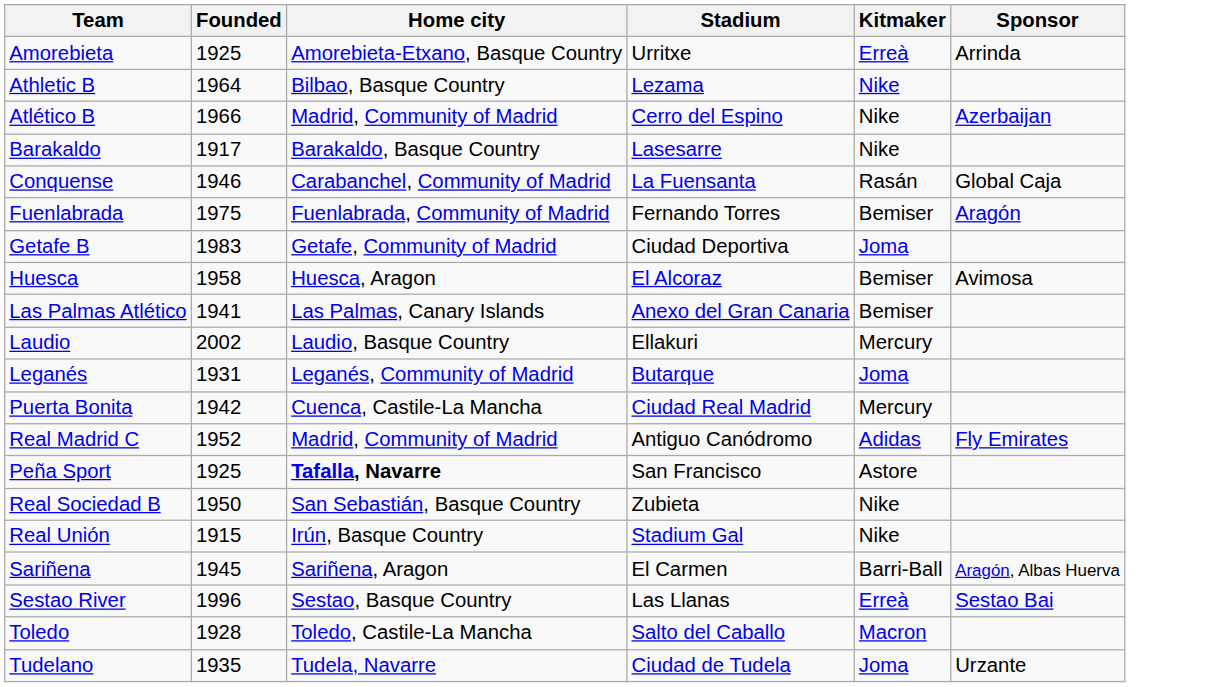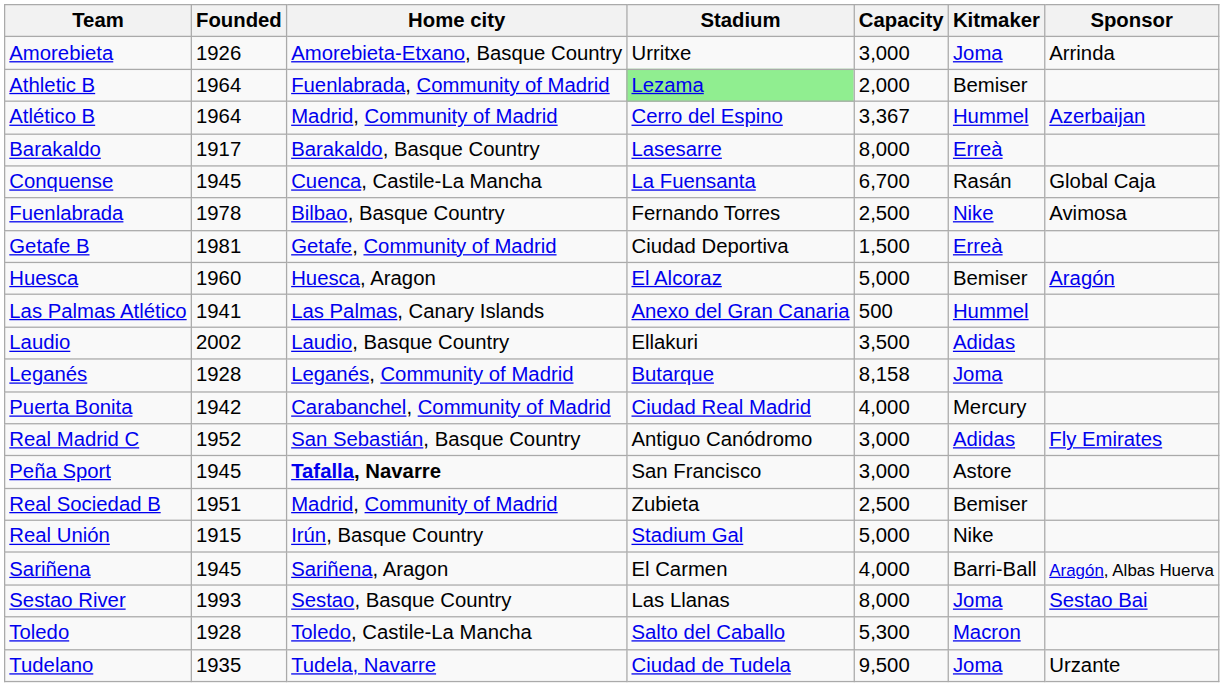+ column: (901, 20)
(219, 52) 1925 -> (219, 52) 1926
(884, 52) Erreà -> (978, 52) Joma
(398, 85) Bilbao, Basque Country -> (450, 85) Fuenlabrada, Community of Madrid
(668, 85) no background -> (668, 85) lightgreen background
(879, 85) Nike -> (990, 85) Bemiser
(219, 117) 1966 -> (219, 117) 1964
(879, 117) Nike -> (991, 117) Hummel
(879, 149) Nike -> (978, 149) Erreà
(219, 181) 1946 -> (219, 181) 1945
(451, 181) Carabanchel, Community of Madrid -> (417, 181) Cuenca, Castile-La Mancha
(219, 213) 1975 -> (219, 213) 1978
(450, 213) Fuenlabrada, Community of Madrid -> (398, 213) Bilbao, Basque Country
(896, 213) Bemiser -> (973, 213) Nike
(988, 213) Aragón -> (1088, 213) Avimosa
(219, 246) 1983 -> (219, 246) 1981
(884, 246) Joma -> (978, 246) Erreà
(219, 278) 1958 -> (219, 278) 1960
(994, 278) Avimosa -> (1082, 278) Aragón
(896, 310) Bemiser -> (991, 310) Hummel
(896, 342) Mercury -> (984, 342) Adidas
(219, 375) 1931 -> (219, 375) 1928
(417, 407) Cuenca, Castile-La Mancha -> (451, 407) Carabanchel, Community of Madrid
(424, 439) Madrid, Community of Madrid -> (436, 439) San Sebastián, Basque Country
(219, 471) 1925 -> (219, 471) 1945
(219, 504) 1950 -> (219, 504) 1951
(436, 504) San Sebastián, Basque Country -> (424, 504) Madrid, Community of Madrid
(879, 504) Nike -> (990, 504) Bemiser
(219, 600) 1996 -> (219, 600) 1993
(884, 600) Erreà -> (978, 600) Joma
